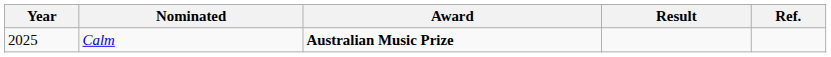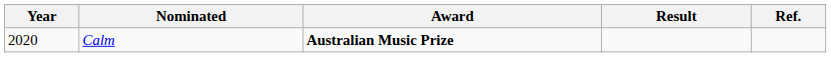(23, 39) 2025 -> (23, 39) 2020
